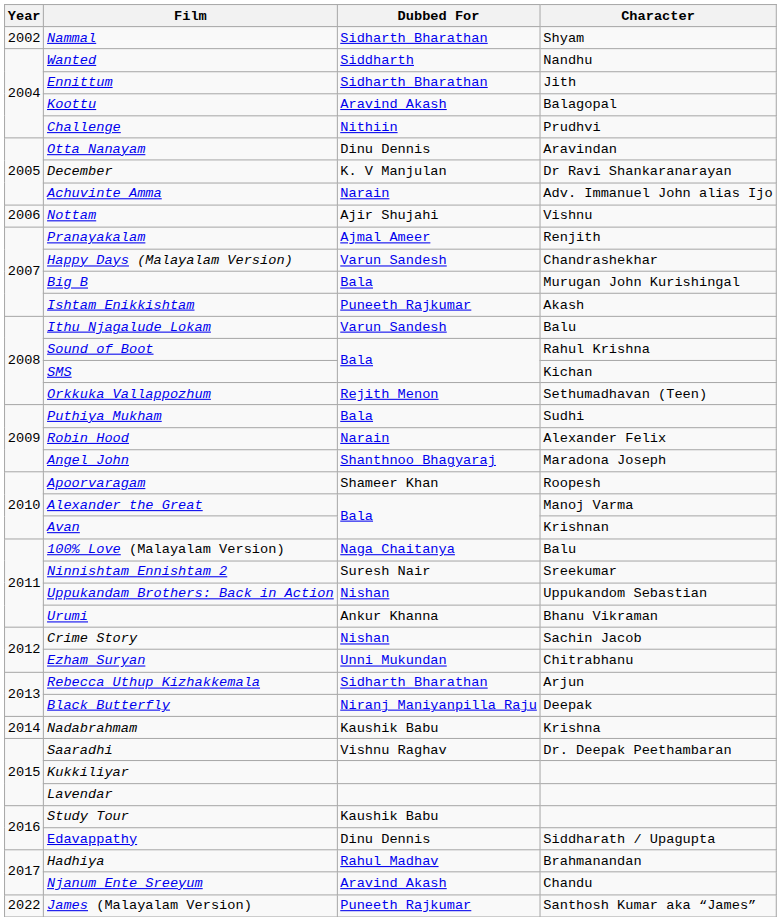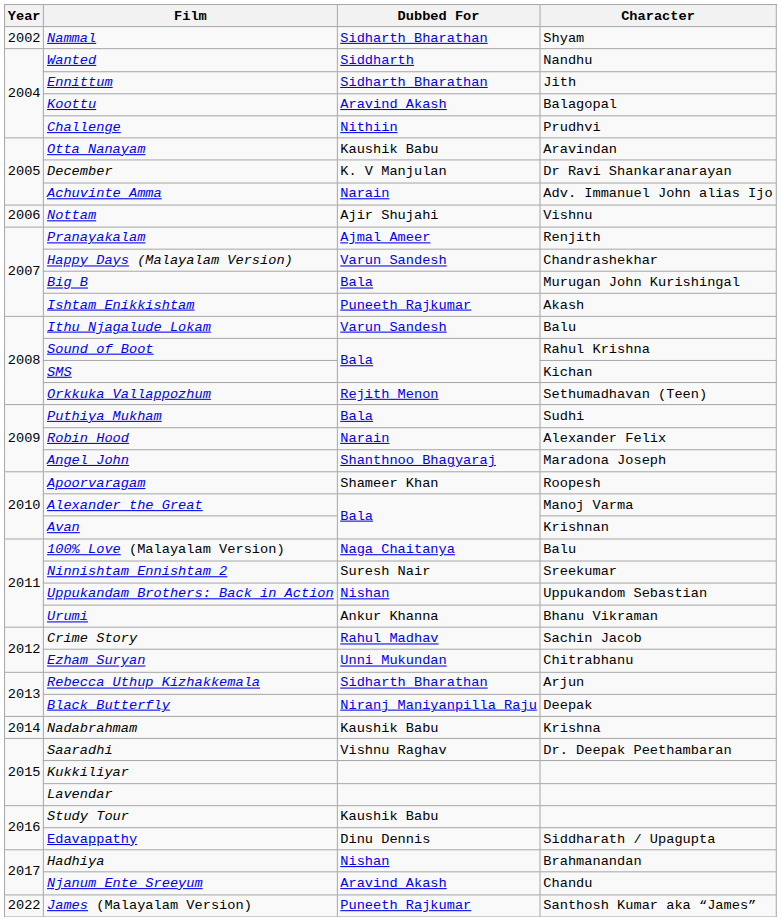(385, 149) Dinu Dennis -> (389, 149) Kaushik Babu
(365, 639) Nishan -> (389, 639) Rahul Madhav
(389, 861) Rahul Madhav -> (365, 861) Nishan
